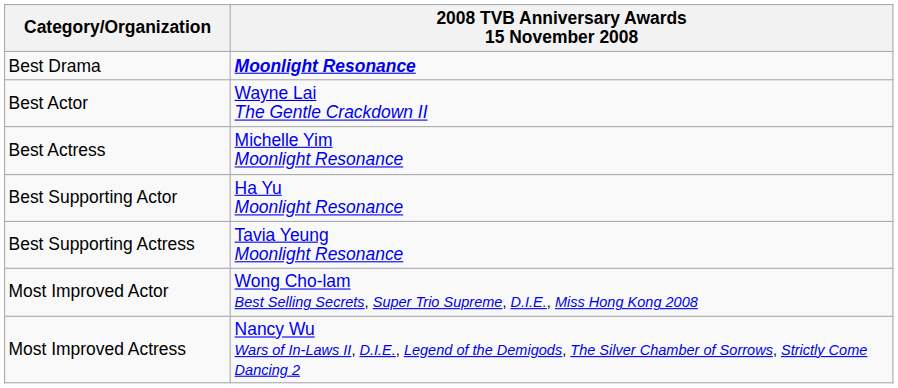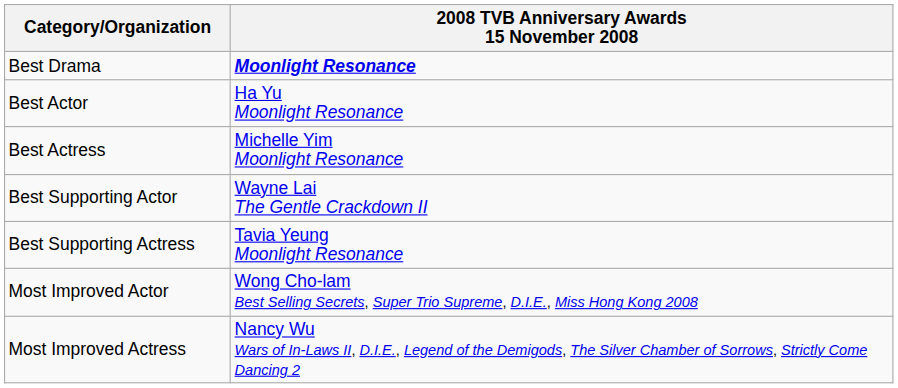(331, 103) Wayne Lai The Gentle Crackdown II -> (319, 103) Ha Yu Moonlight Resonance
(319, 197) Ha Yu Moonlight Resonance -> (331, 197) Wayne Lai The Gentle Crackdown II
